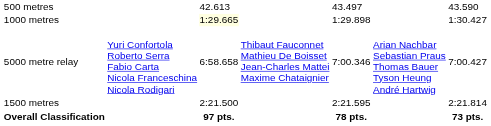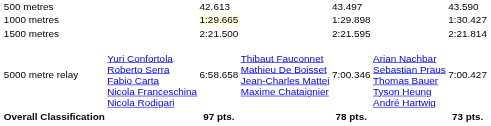rows swapped: (31, 103) <-> (41, 61)
